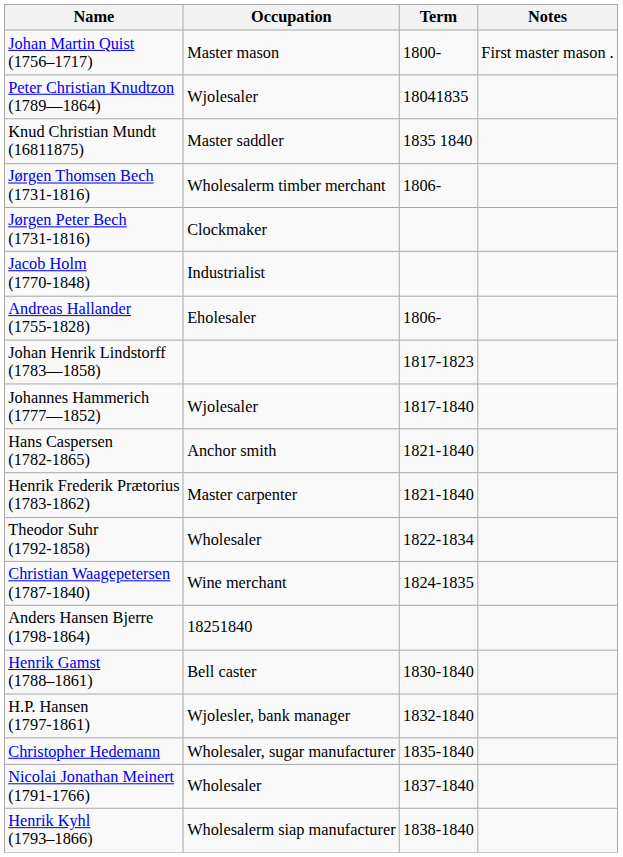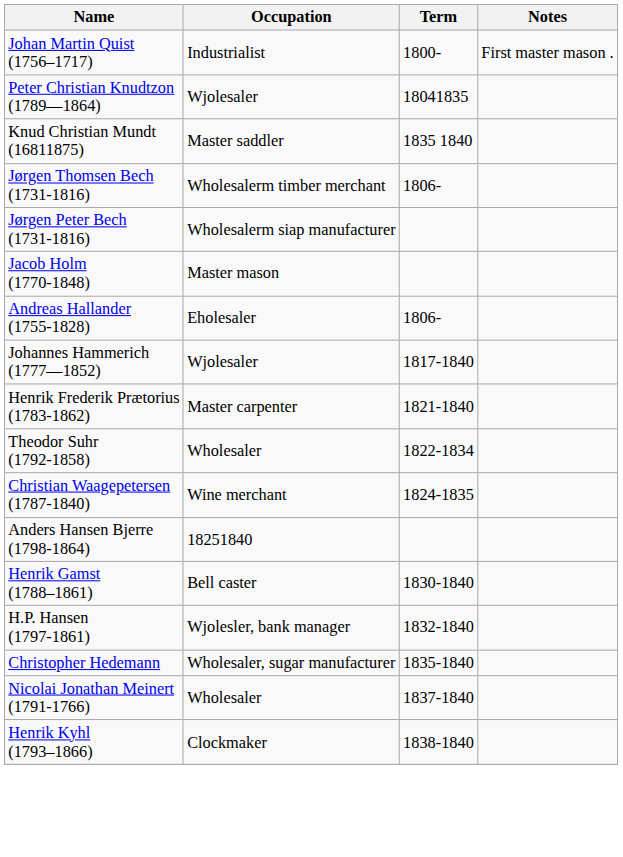(233, 52) Master mason -> (226, 52) Industrialist
(227, 229) Clockmaker -> (291, 229) Wholesalerm siap manufacturer
(226, 273) Industrialist -> (233, 273) Master mason
- row: (87, 362)
- row: (61, 450)
(291, 830) Wholesalerm siap manufacturer -> (227, 742) Clockmaker
